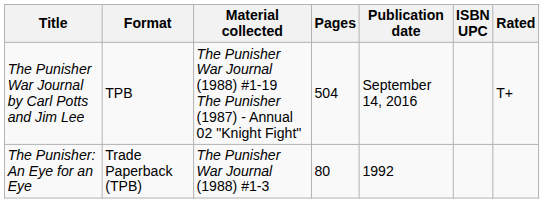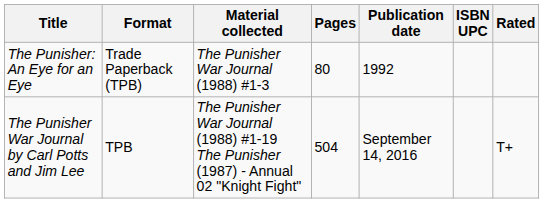rows swapped: (52, 171) <-> (50, 93)
